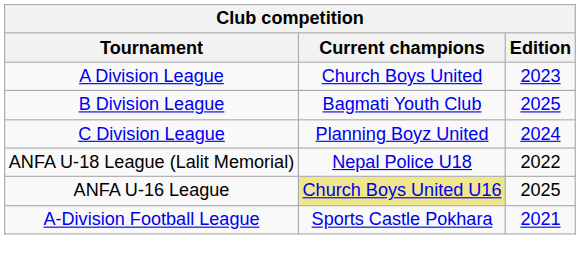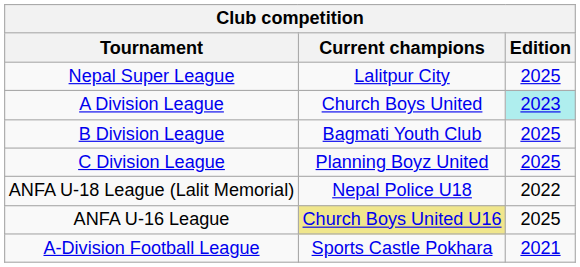+ row: (152, 76)
(540, 76) no background -> (540, 104) paleturquoise background
(540, 133) 2024 -> (540, 162) 2025
